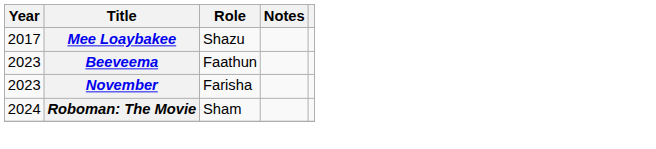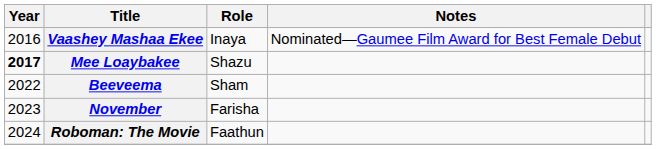+ row: (125, 39)
(24, 39) normal -> (24, 62) bold
(24, 62) 2023 -> (24, 86) 2022
(230, 62) Faathun -> (229, 86) Sham
(222, 109) Sham -> (237, 132) Faathun
